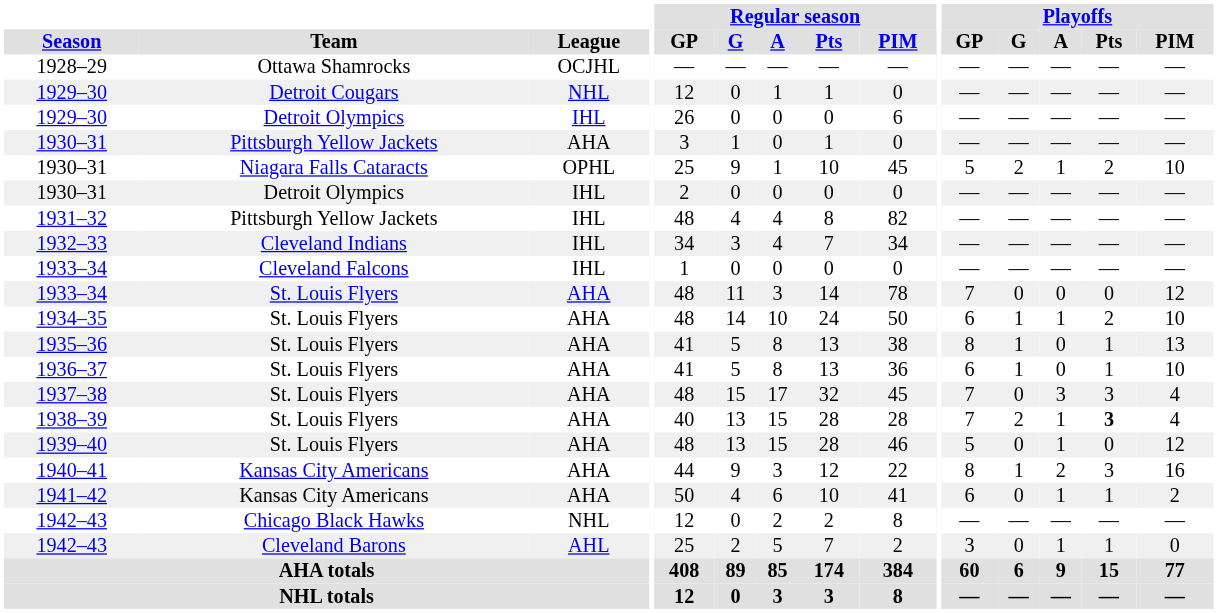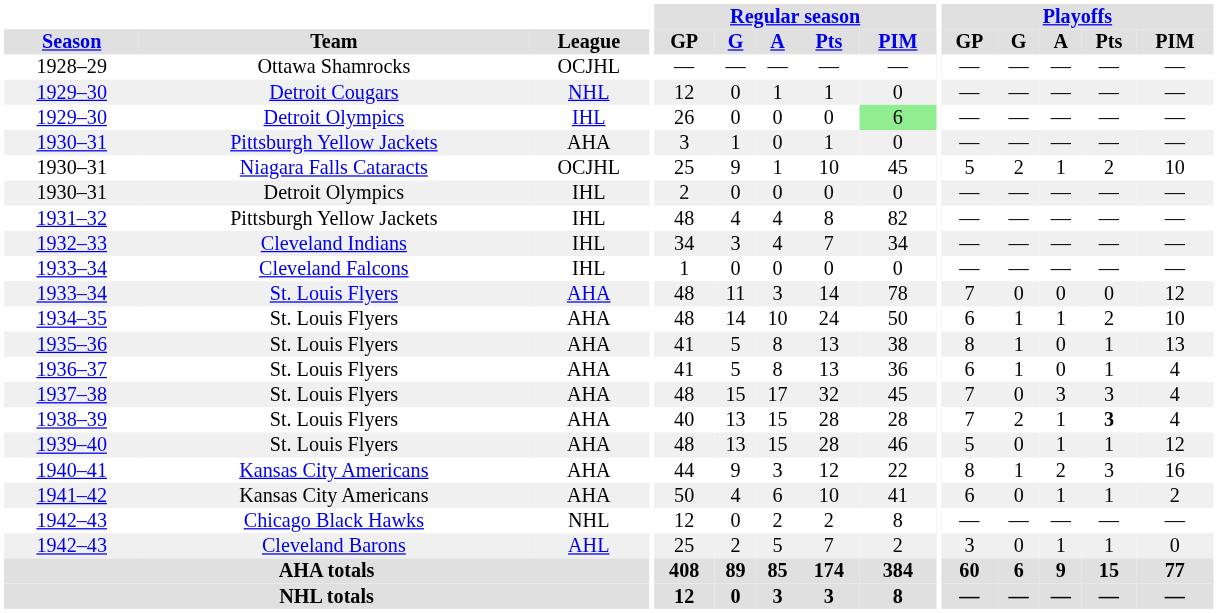(898, 117) no background -> (898, 117) lightgreen background
(589, 167) OPHL -> (589, 167) OCJHL
(1175, 369) 10 -> (1175, 369) 4
(1109, 444) 0 -> (1109, 444) 1
